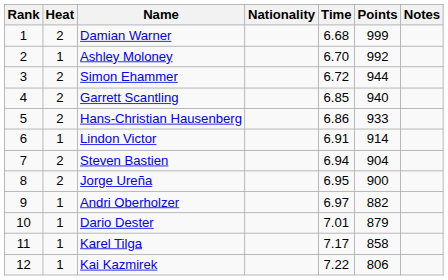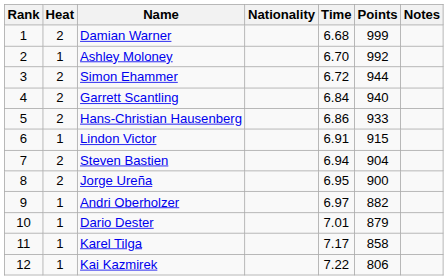(336, 98) 6.85 -> (336, 98) 6.84
(378, 139) 914 -> (378, 139) 915
